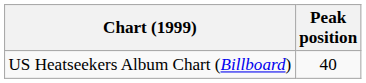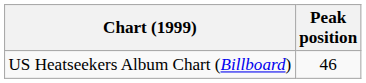(328, 64) 40 -> (328, 64) 46
